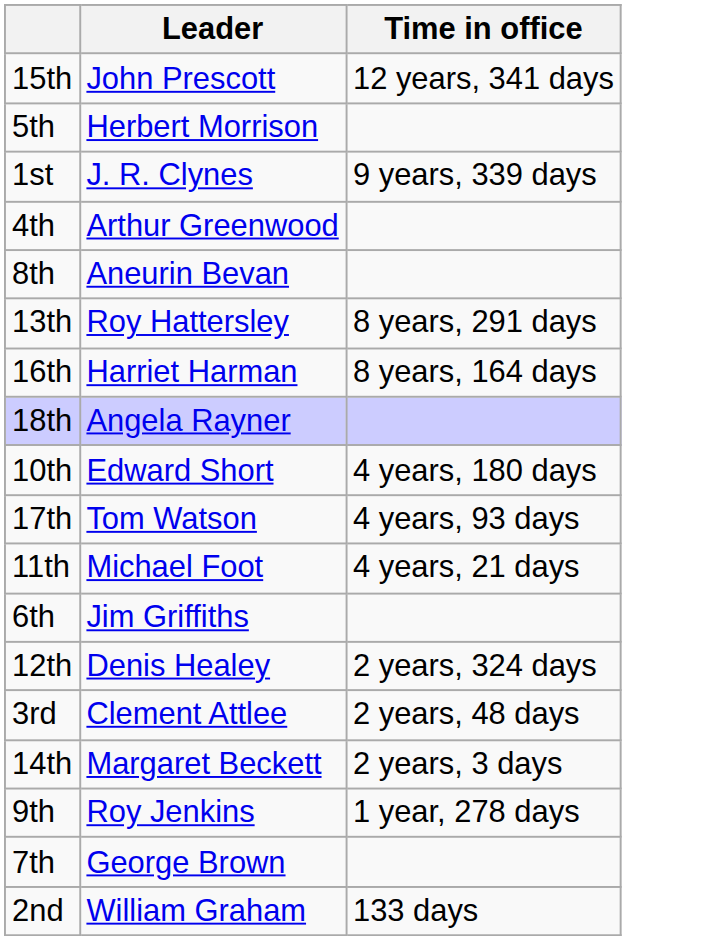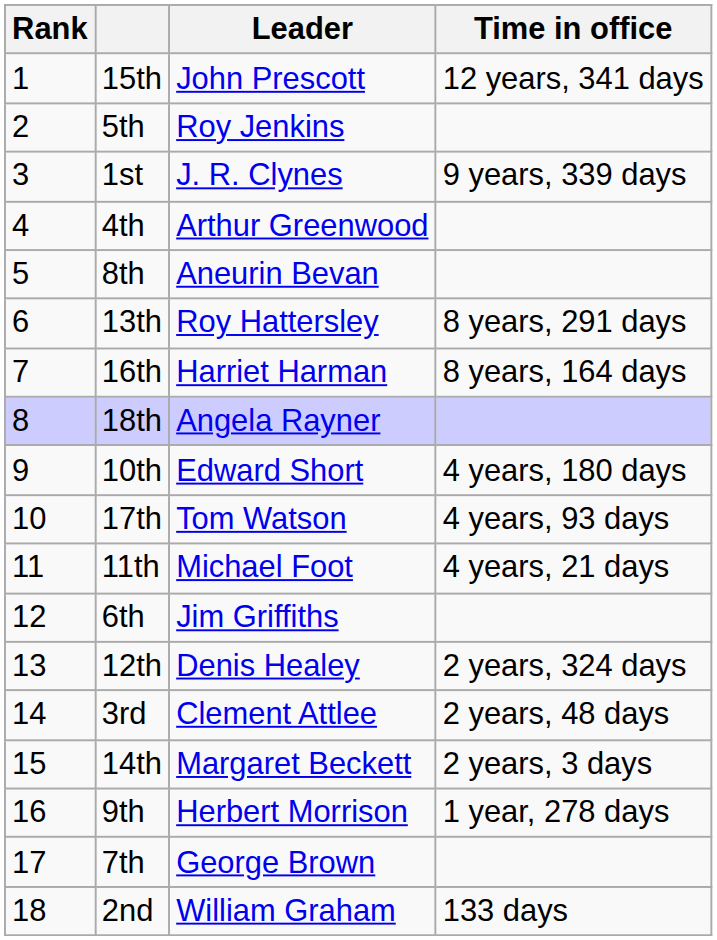+ column: (50, 28)
(202, 126) Herbert Morrison -> (260, 126) Roy Jenkins
(171, 812) Roy Jenkins -> (292, 812) Herbert Morrison
